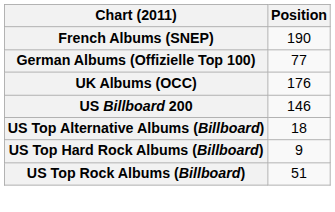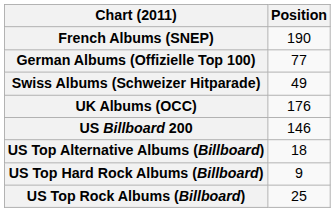+ row: (136, 83)
(299, 173) 51 -> (299, 196) 25
